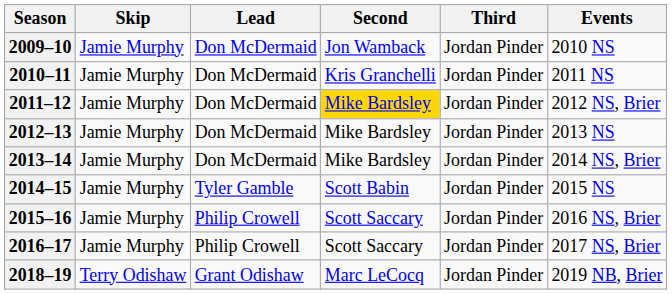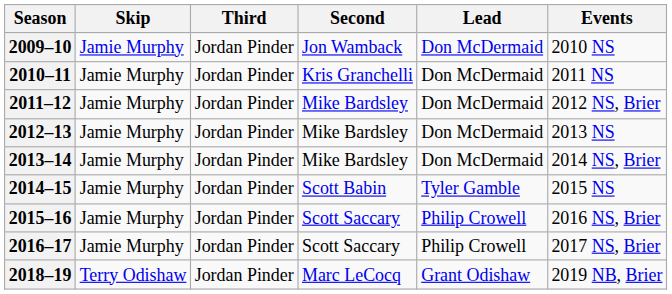columns swapped: (494, 18) <-> (256, 18)
(378, 103) gold background -> (355, 103) no background
